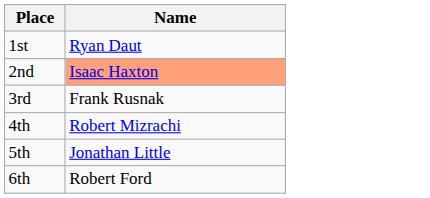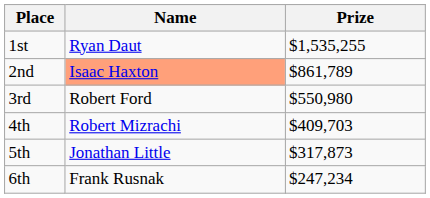+ column: (355, 17)
(117, 98) Frank Rusnak -> (110, 98) Robert Ford
(110, 179) Robert Ford -> (117, 179) Frank Rusnak
